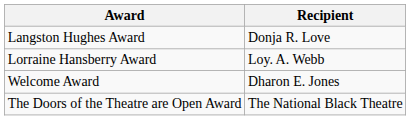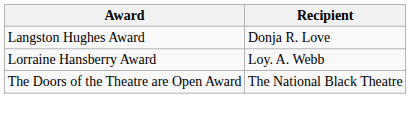- row: (53, 81)
